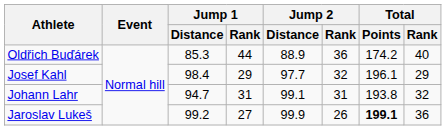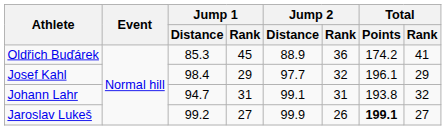(245, 55) 44 -> (245, 55) 45
(422, 55) 40 -> (422, 55) 41
(422, 115) 36 -> (422, 115) 27
